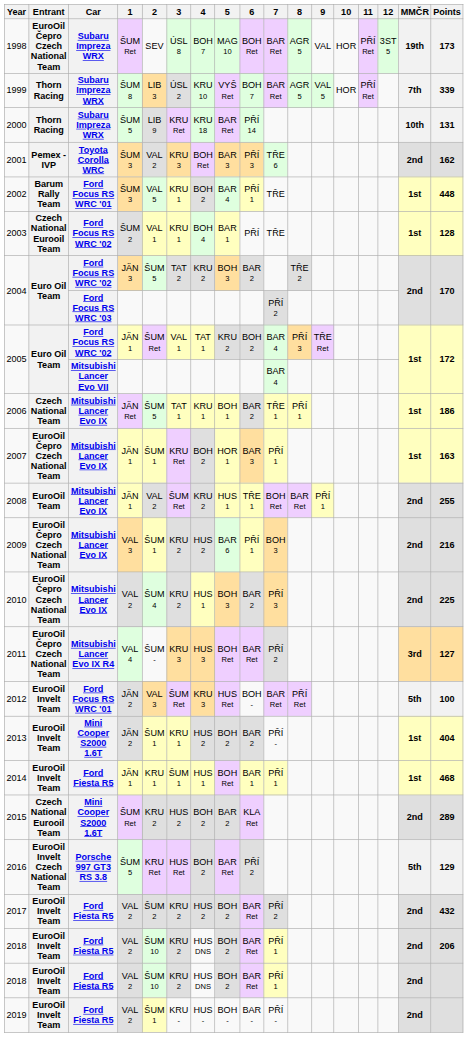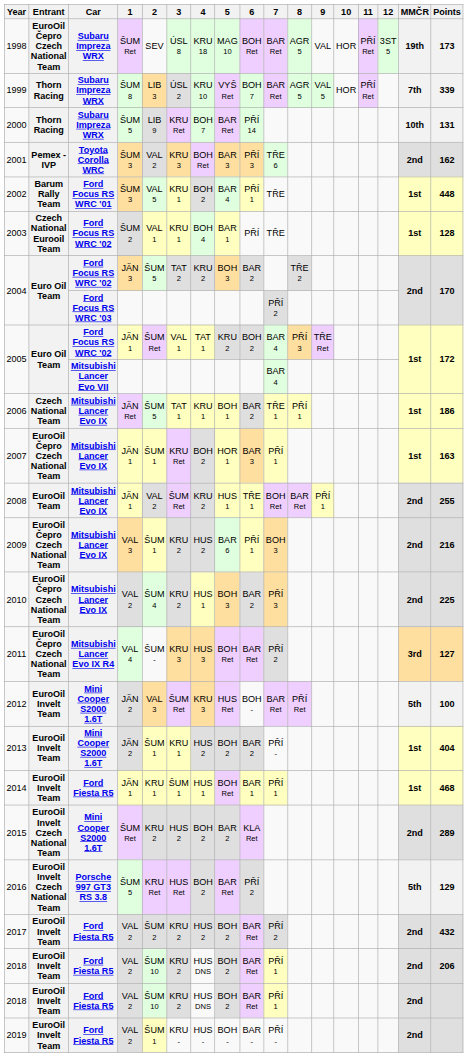(203, 46) BOH 7 -> (203, 46) KRU 18
(203, 125) KRU 18 -> (203, 125) BOH 7
(93, 699) Ford Focus RS WRC '01 -> (93, 704) Mini Cooper S2000 1.6T
(49, 818) Czech National Eurooil Team -> (49, 833) EuroOil Invelt Czech National Team
